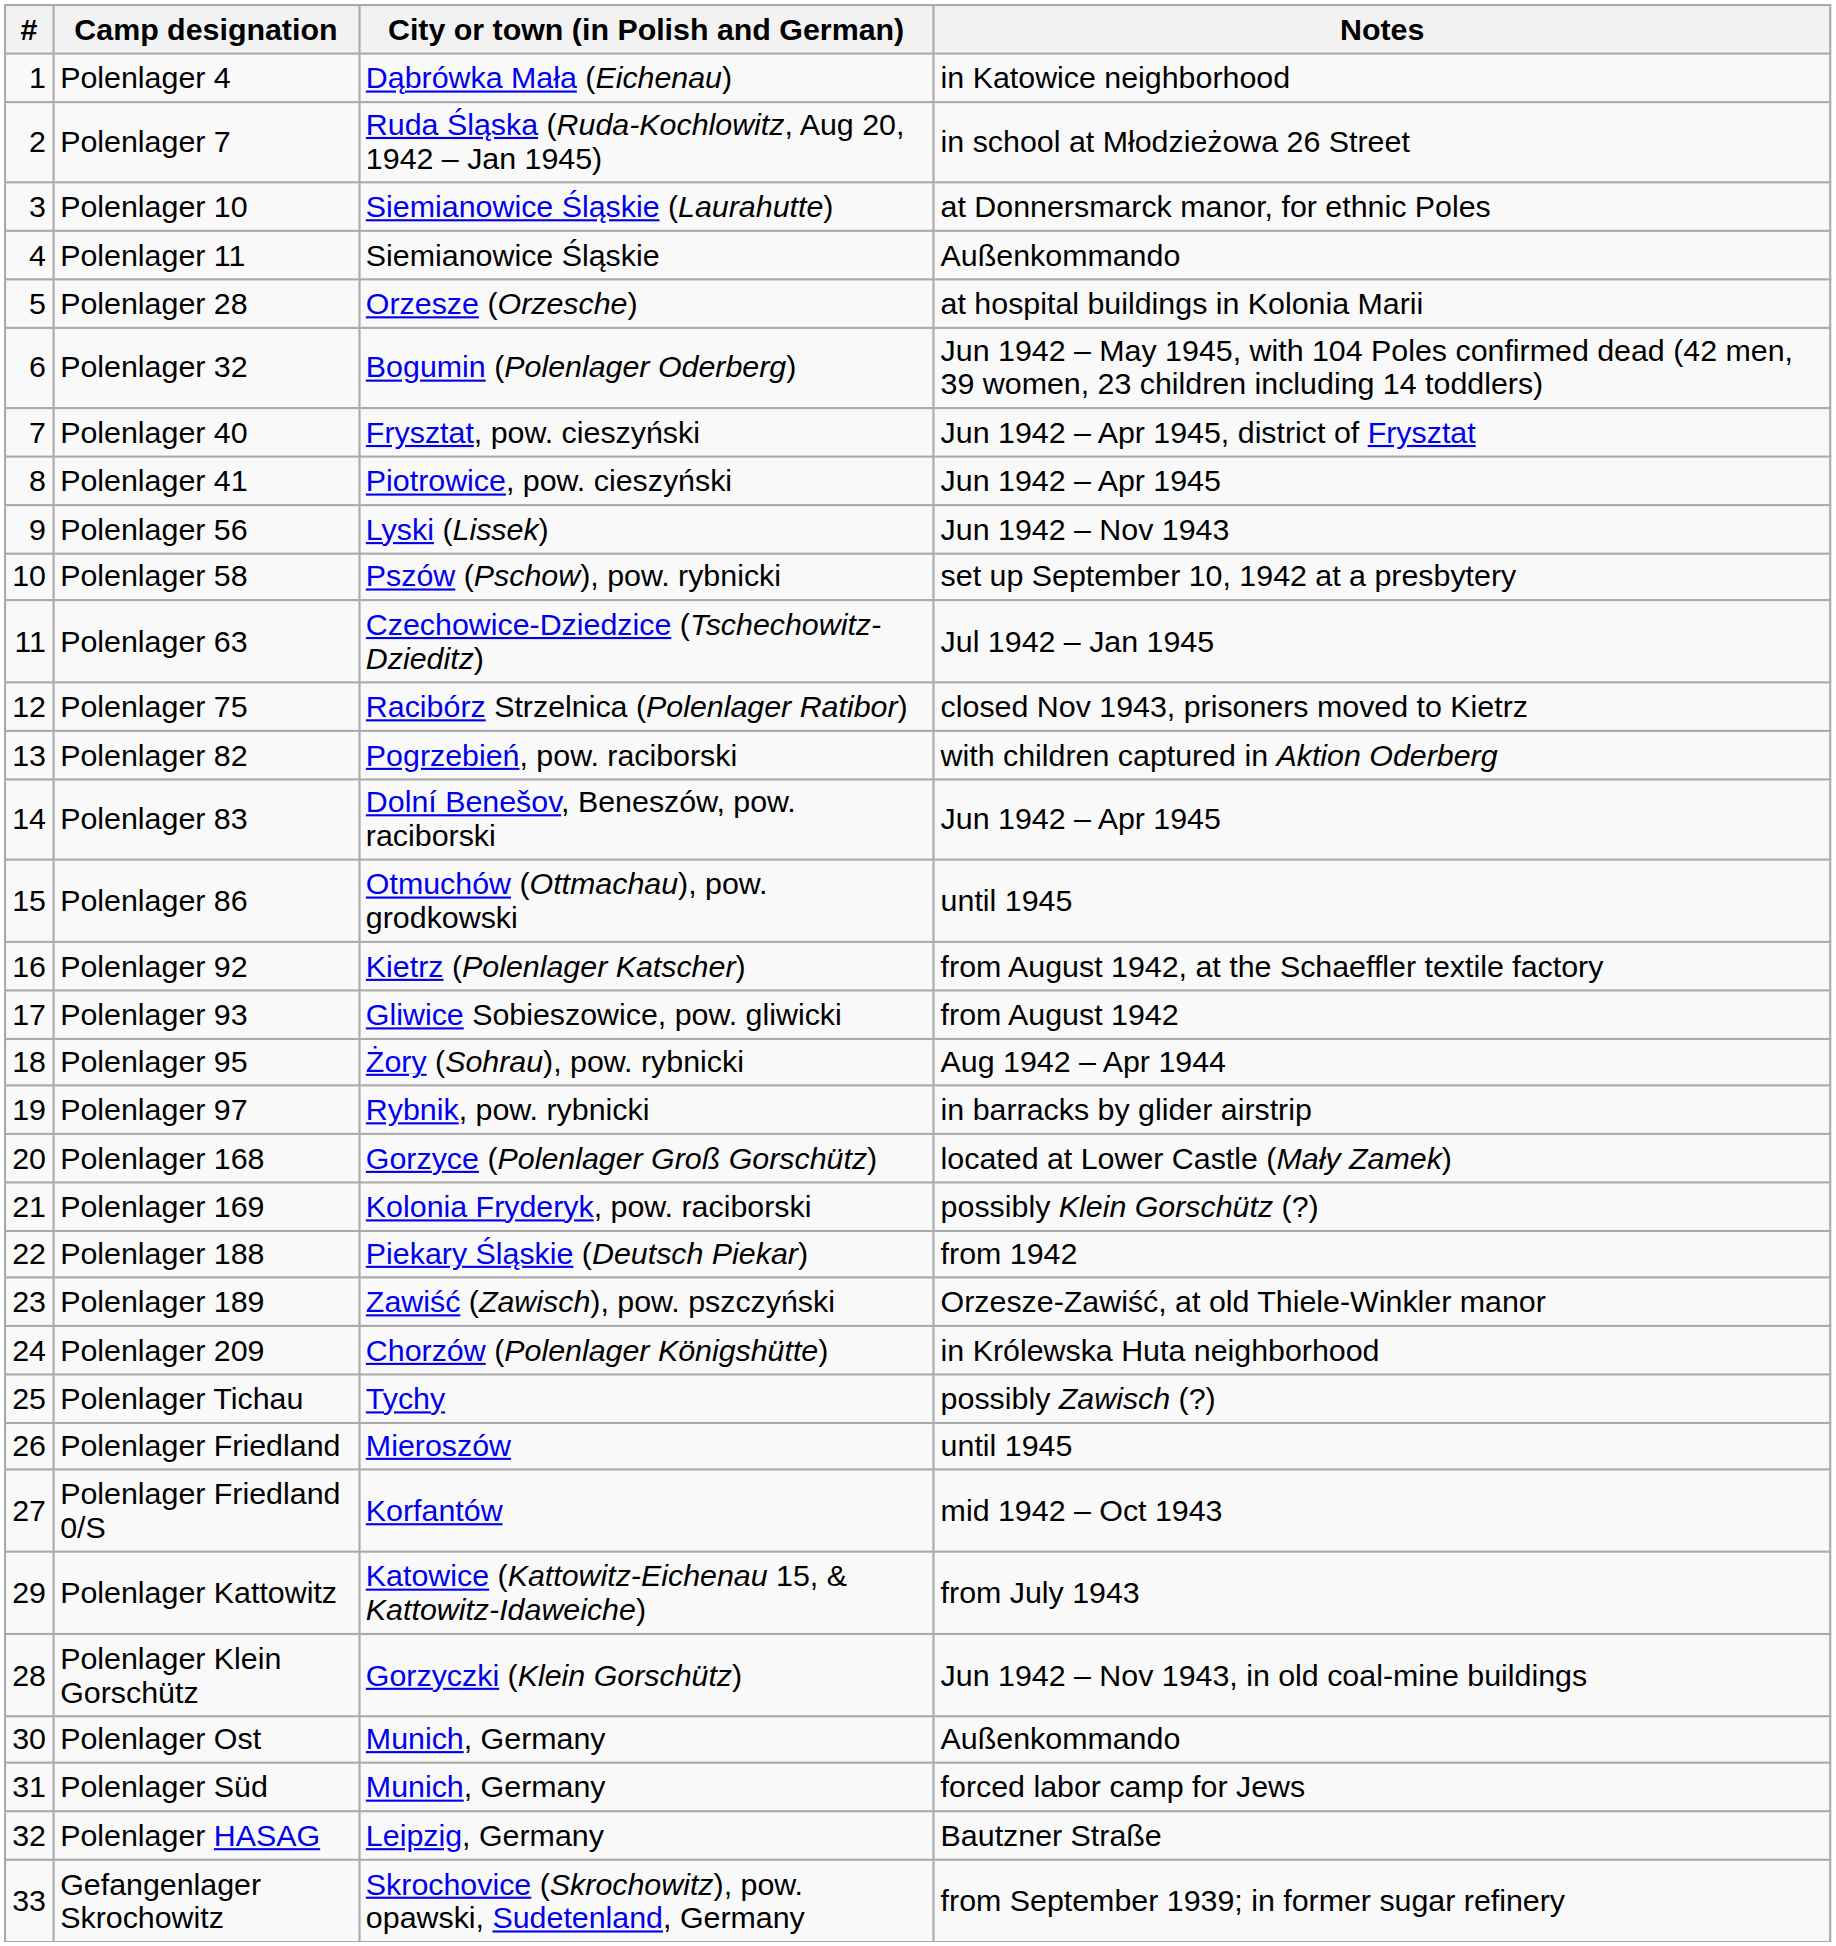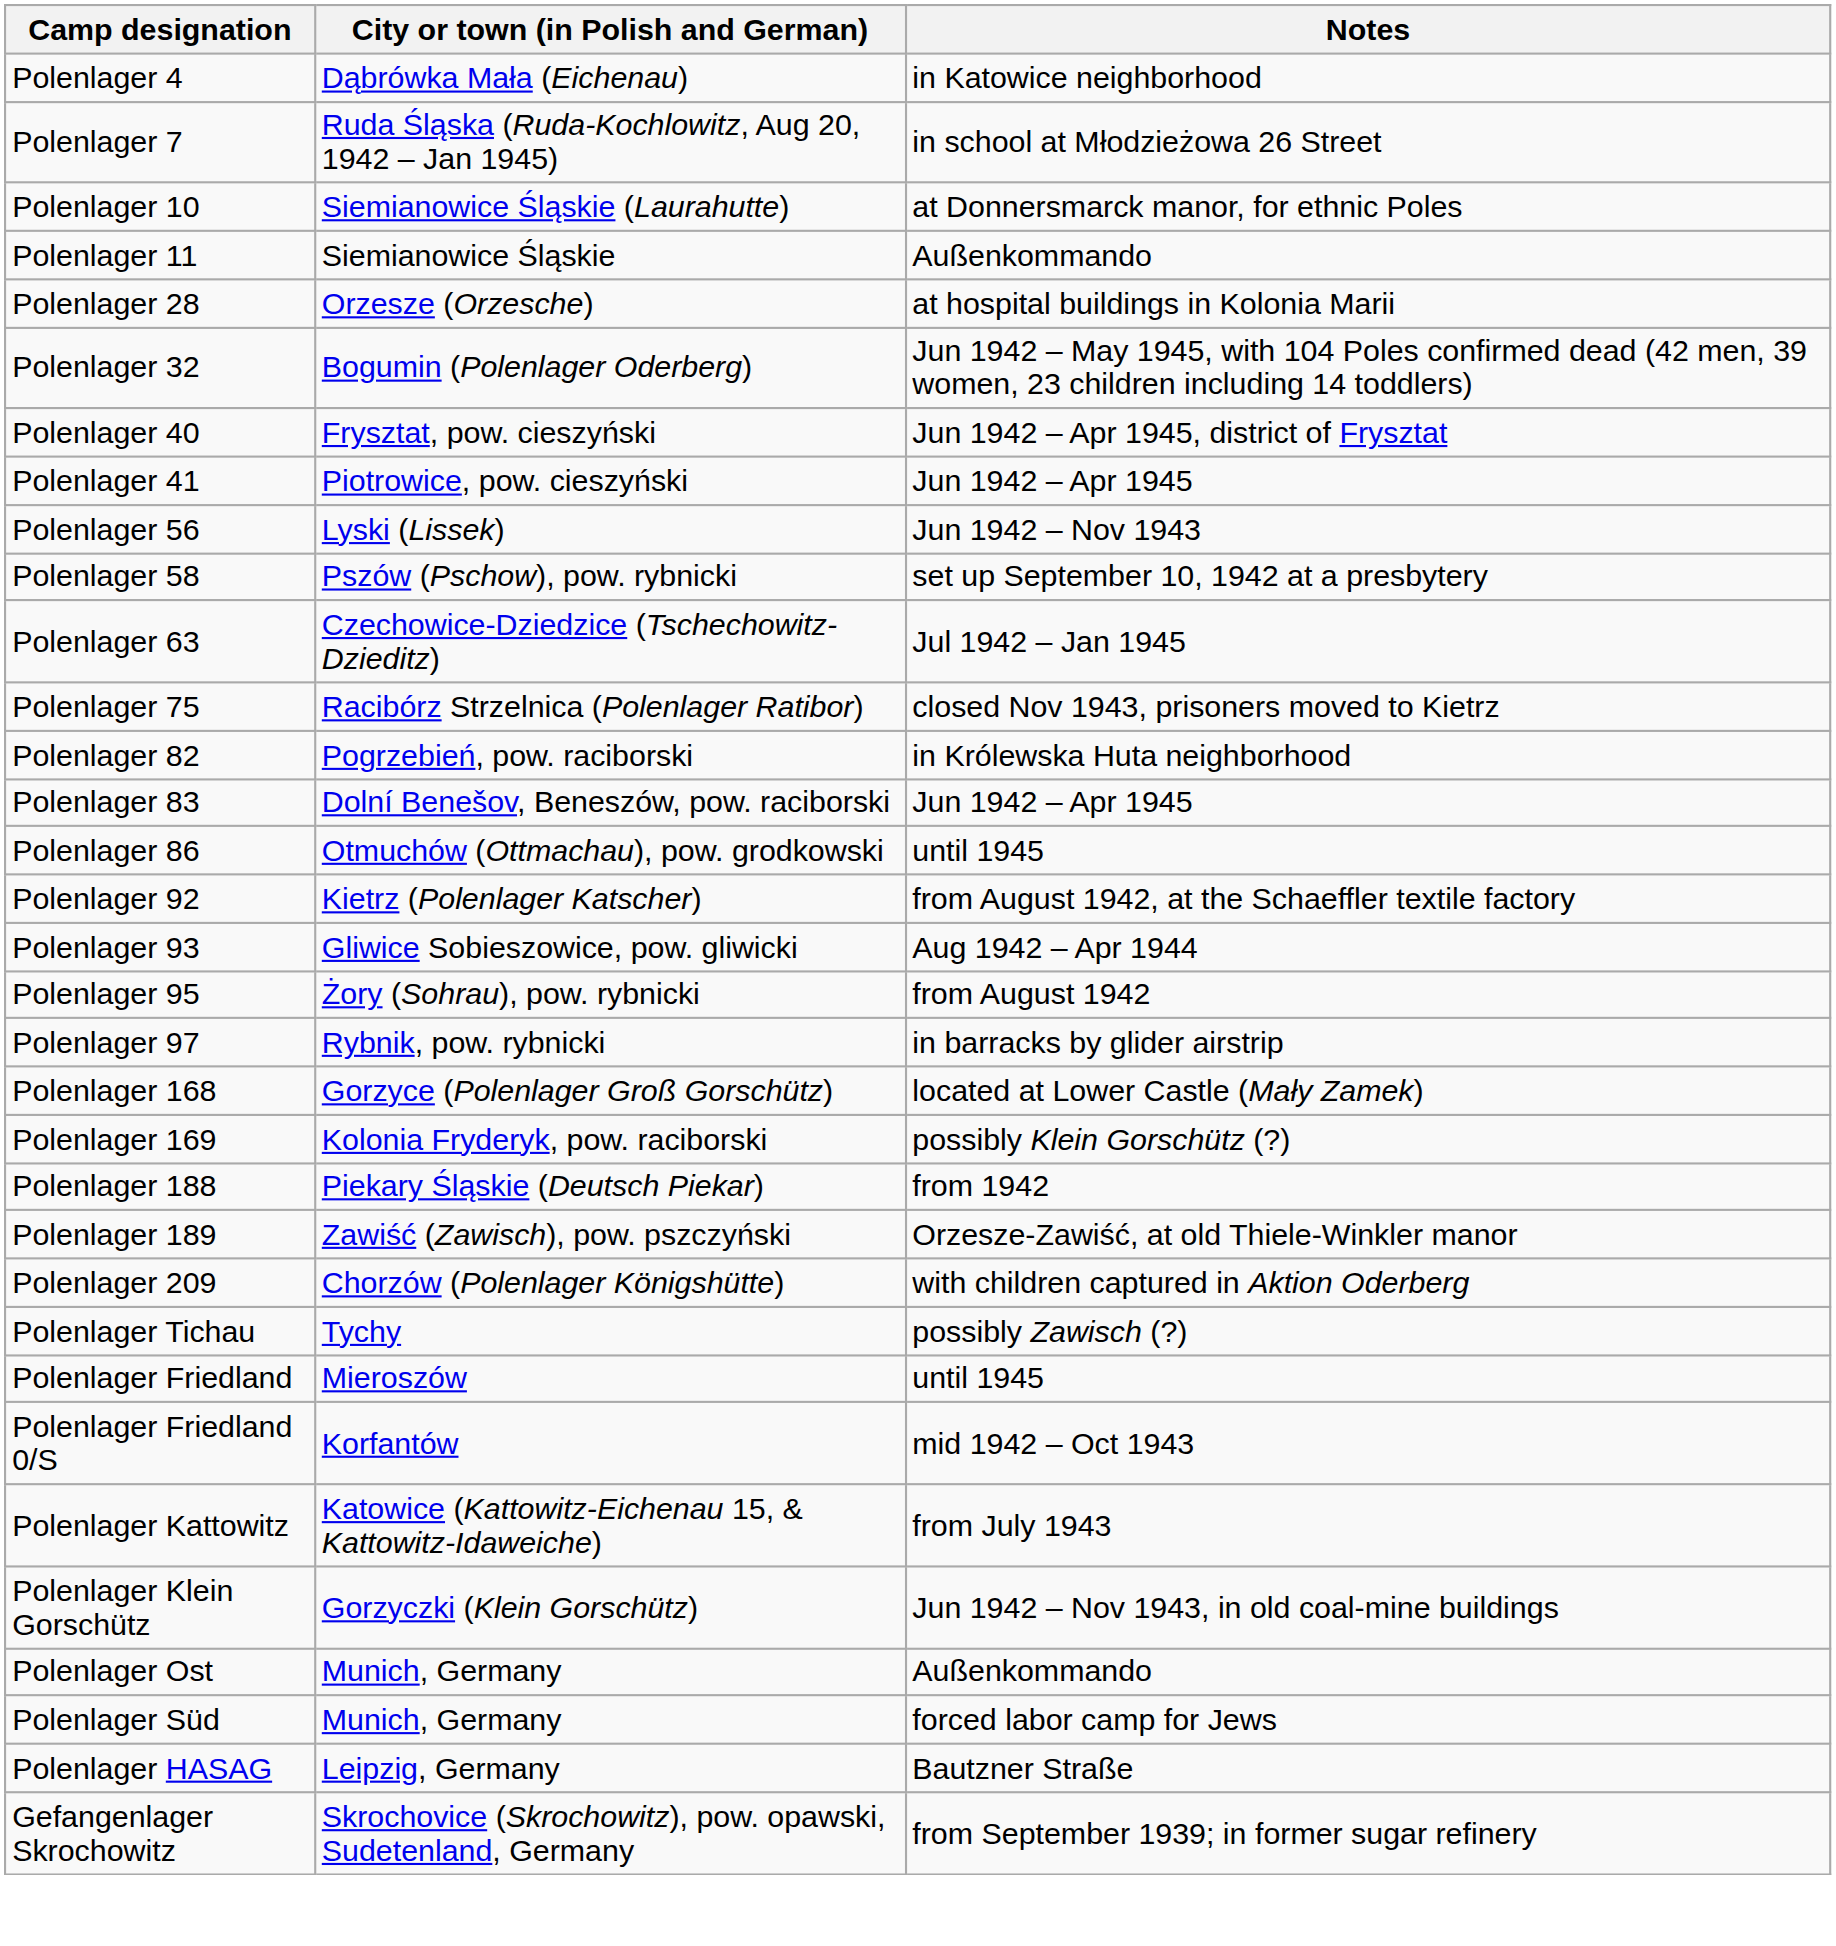- column: (29, 29)
(1219, 755) with children captured in Aktion Oderberg -> (1132, 755) in Królewska Huta neighborhood
(1060, 1014) from August 1942 -> (1055, 947) Aug 1942 – Apr 1944
(1083, 1062) Aug 1942 – Apr 1944 -> (1031, 995) from August 1942
(1160, 1350) in Królewska Huta neighborhood -> (1191, 1283) with children captured in Aktion Oderberg
